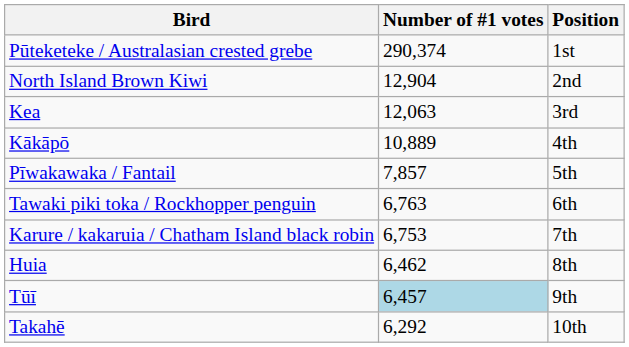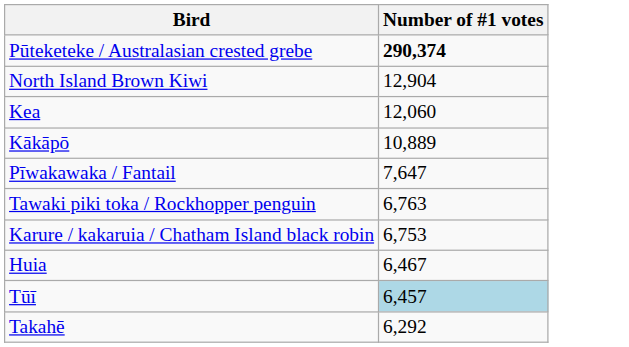- column: (586, 19)
(414, 50) normal -> (414, 50) bold
(410, 111) 12,063 -> (410, 111) 12,060
(405, 173) 7,857 -> (405, 173) 7,647
(405, 265) 6,462 -> (405, 265) 6,467
